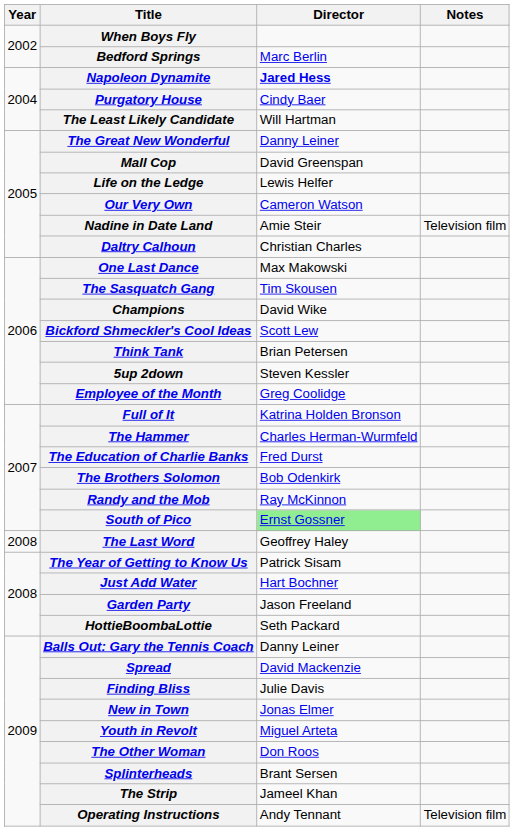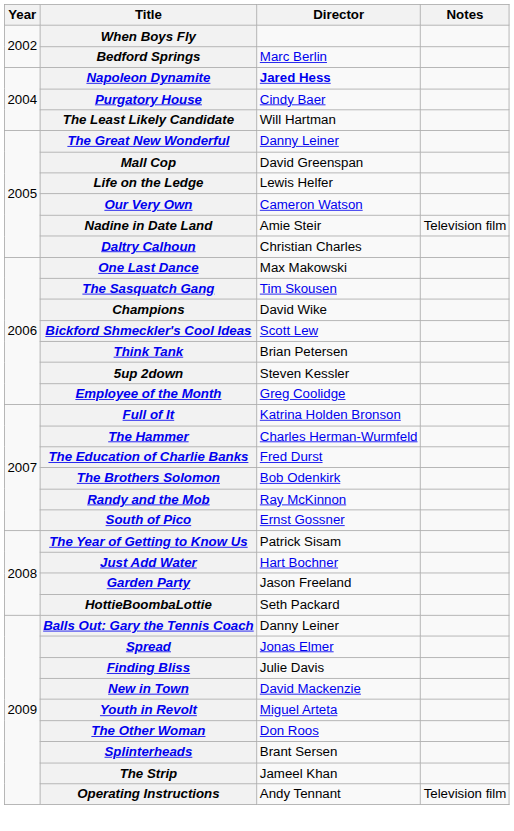(302, 520) lightgreen background -> (302, 520) no background
- row: (148, 541)
(310, 667) David Mackenzie -> (297, 646) Jonas Elmer
(297, 710) Jonas Elmer -> (310, 688) David Mackenzie
